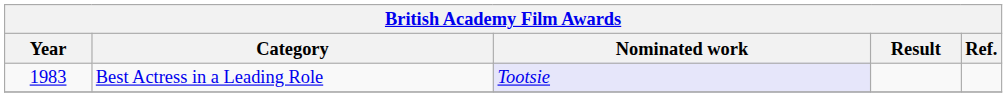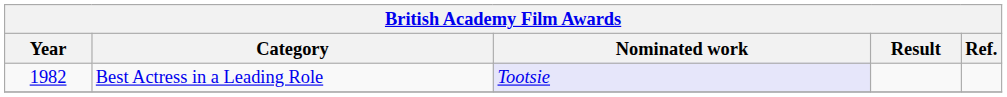(48, 77) 1983 -> (48, 77) 1982
